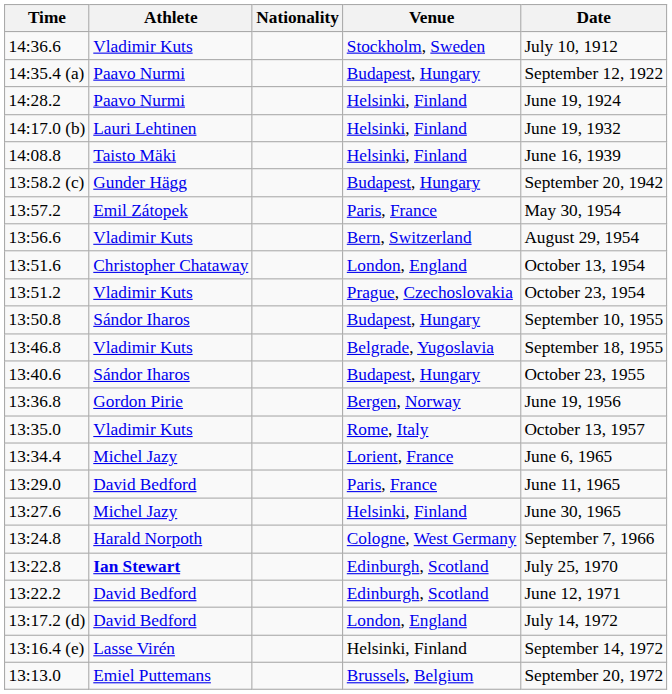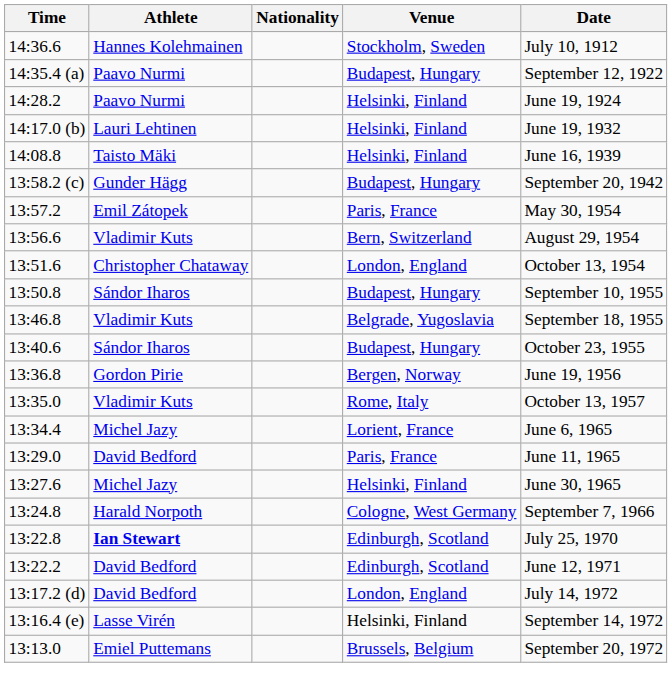(143, 45) Vladimir Kuts -> (168, 45) Hannes Kolehmainen
- row: (35, 292)
